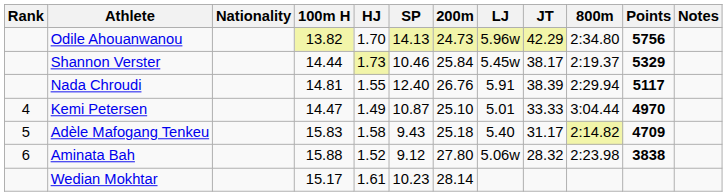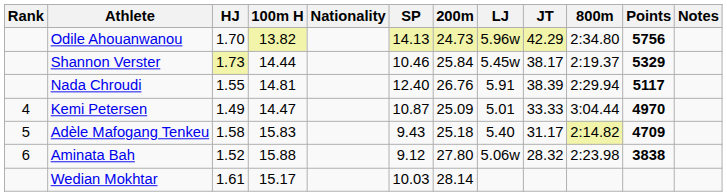columns swapped: (254, 16) <-> (371, 16)
(455, 109) 25.10 -> (455, 109) 25.09
(411, 179) 10.23 -> (411, 179) 10.03
